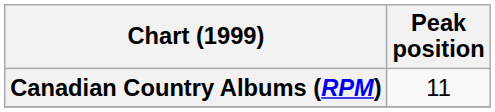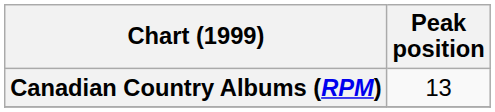(439, 87) 11 -> (439, 87) 13
